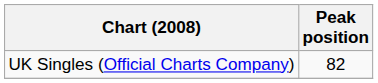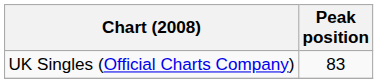(336, 64) 82 -> (336, 64) 83
